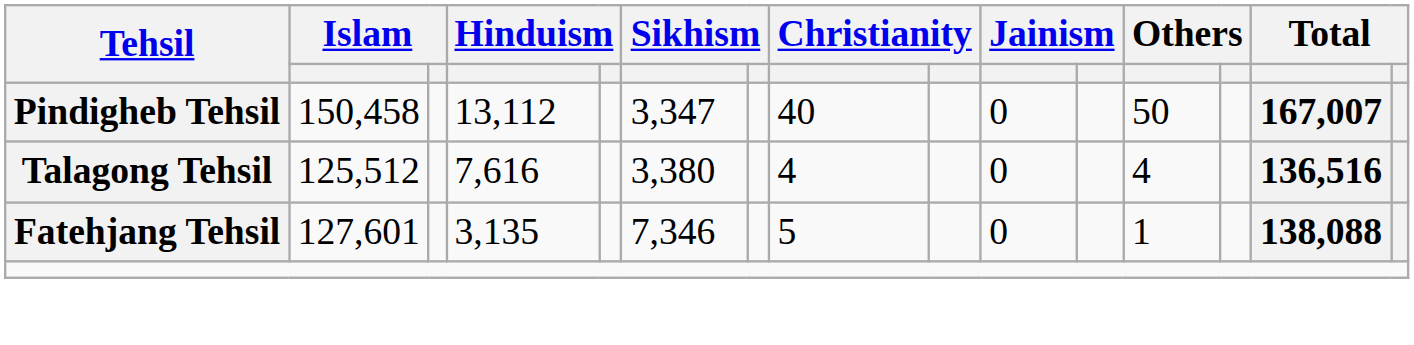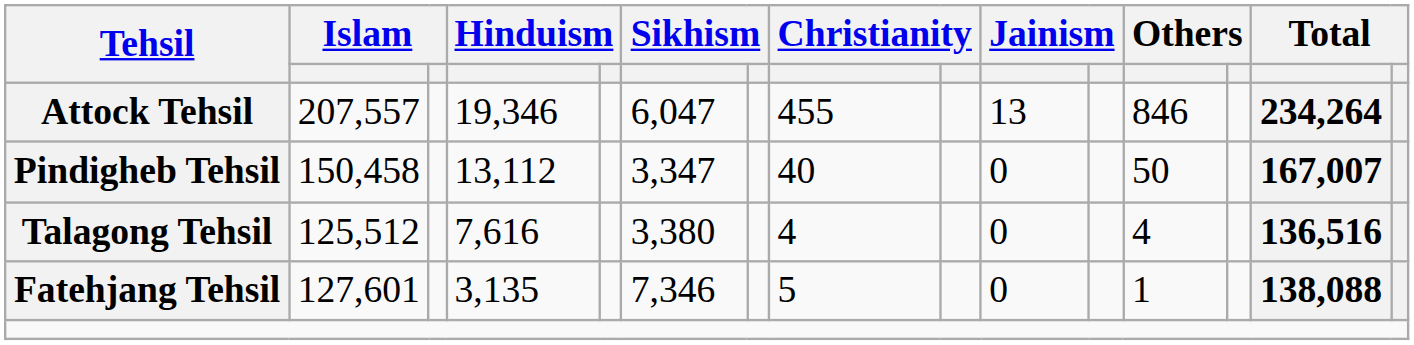+ row: (147, 111)
